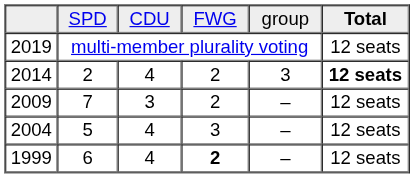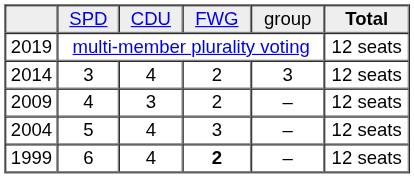(88, 74) 2 -> (88, 74) 3
(365, 74) bold -> (367, 74) normal
(88, 102) 7 -> (88, 102) 4
